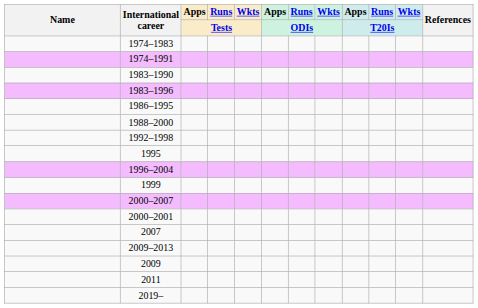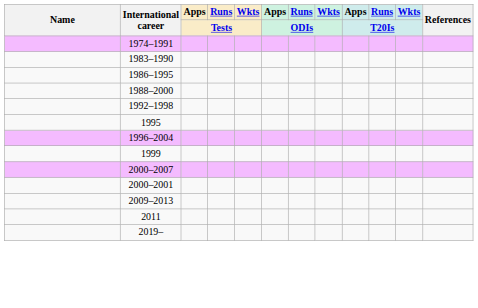- row: (151, 43)
- row: (151, 91)
- row: (151, 232)
- row: (151, 264)
